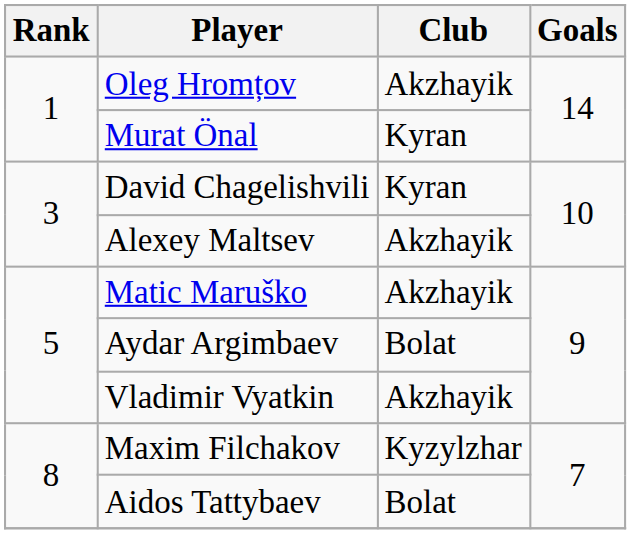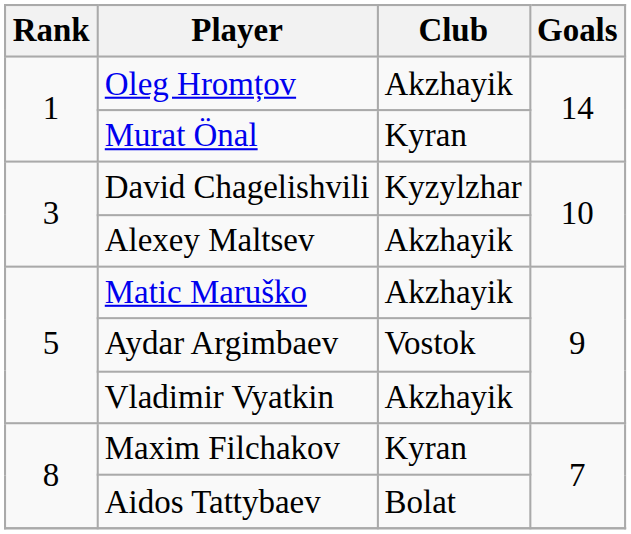(426, 187) Kyran -> (453, 187) Kyzylzhar
(420, 344) Bolat -> (430, 344) Vostok
(453, 448) Kyzylzhar -> (426, 448) Kyran
